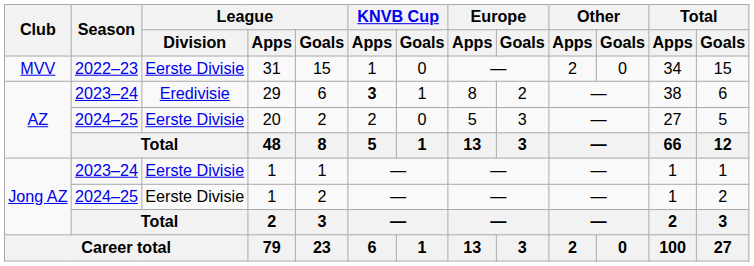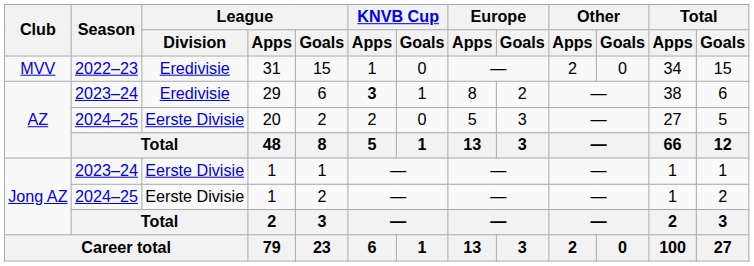(195, 68) Eerste Divisie -> (195, 68) Eredivisie
